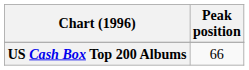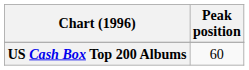(217, 53) 66 -> (217, 53) 60
